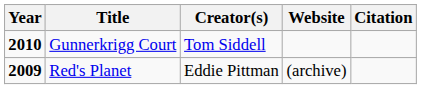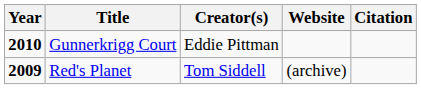(225, 44) Tom Siddell -> (231, 44) Eddie Pittman
(231, 70) Eddie Pittman -> (225, 70) Tom Siddell
